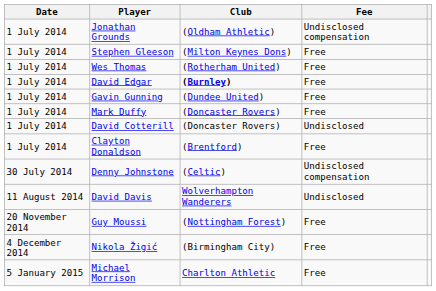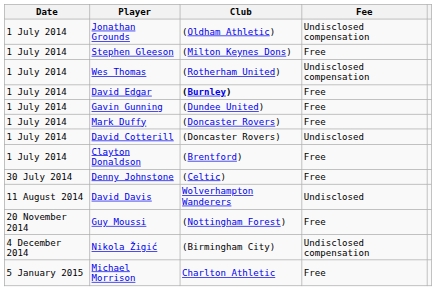(315, 67) Free -> (337, 72) Undisclosed compensation
(337, 171) Undisclosed compensation -> (315, 177) Free
(315, 247) Free -> (337, 247) Undisclosed compensation
